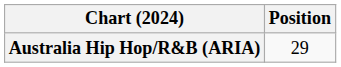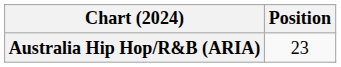(300, 47) 29 -> (300, 47) 23
